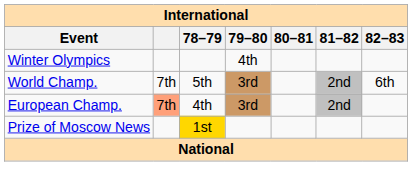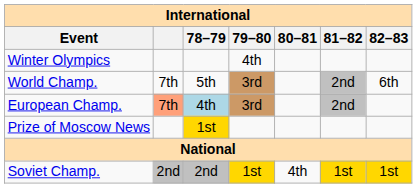(202, 104) no background -> (206, 104) lightblue background
+ row: (54, 171)
